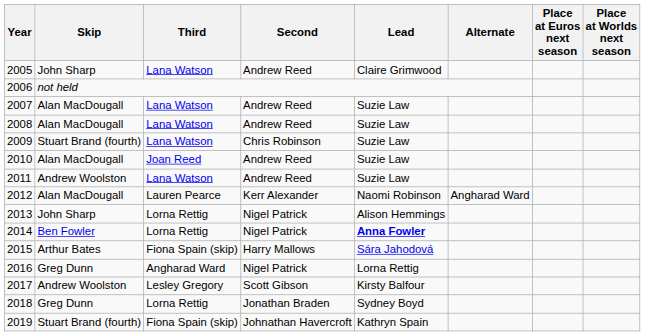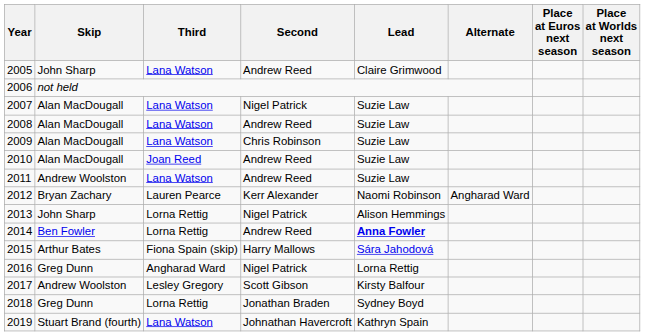(277, 105) Andrew Reed -> (275, 105) Nigel Patrick
(89, 141) Stuart Brand (fourth) -> (80, 141) Alan MacDougall
(80, 195) Alan MacDougall -> (74, 195) Bryan Zachary
(275, 232) Nigel Patrick -> (277, 232) Andrew Reed
(192, 322) Fiona Spain (skip) -> (180, 322) Lana Watson
